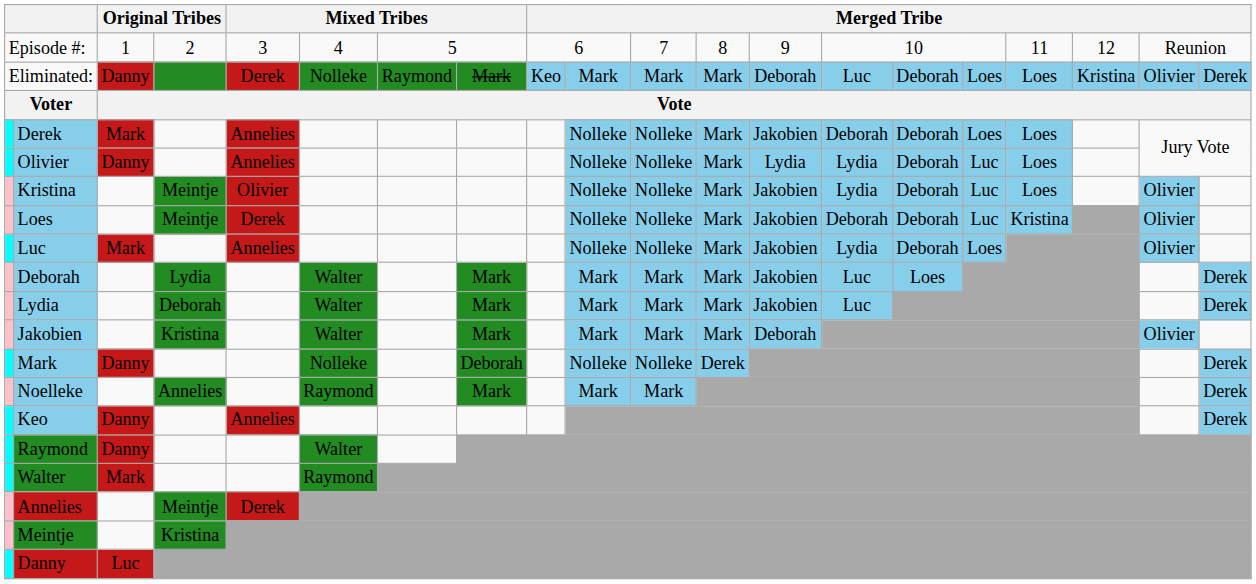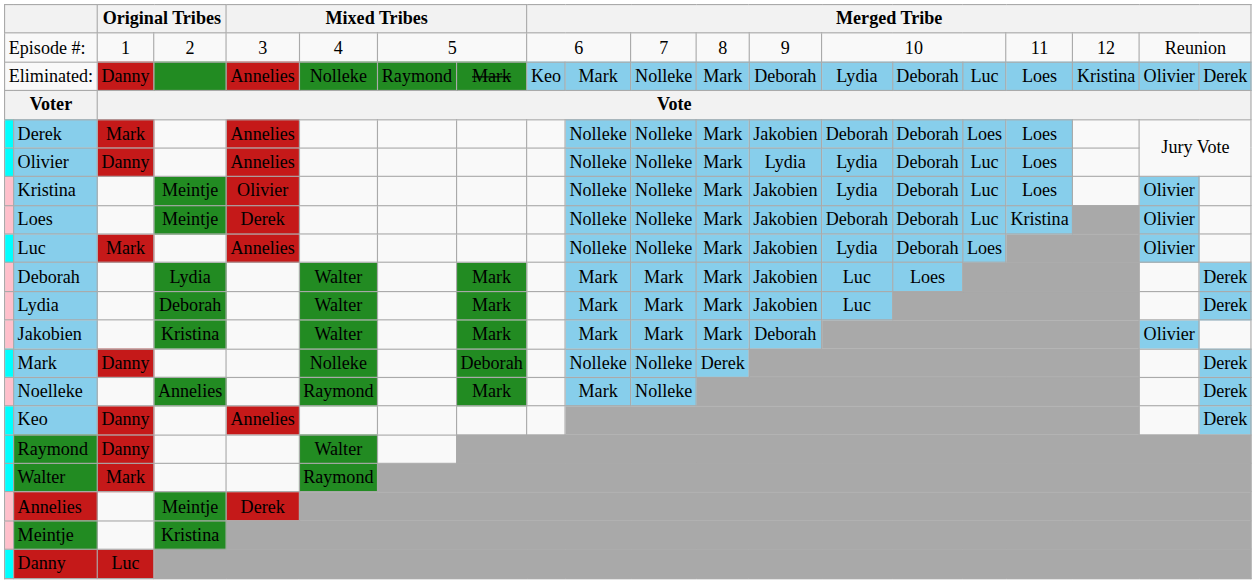(263, 76) Derek -> (263, 76) Annelies
(664, 76) Mark -> (664, 76) Nolleke
(857, 76) Luc -> (857, 76) Lydia
(985, 76) Loes -> (985, 76) Luc
(664, 391) Mark -> (664, 391) Nolleke
